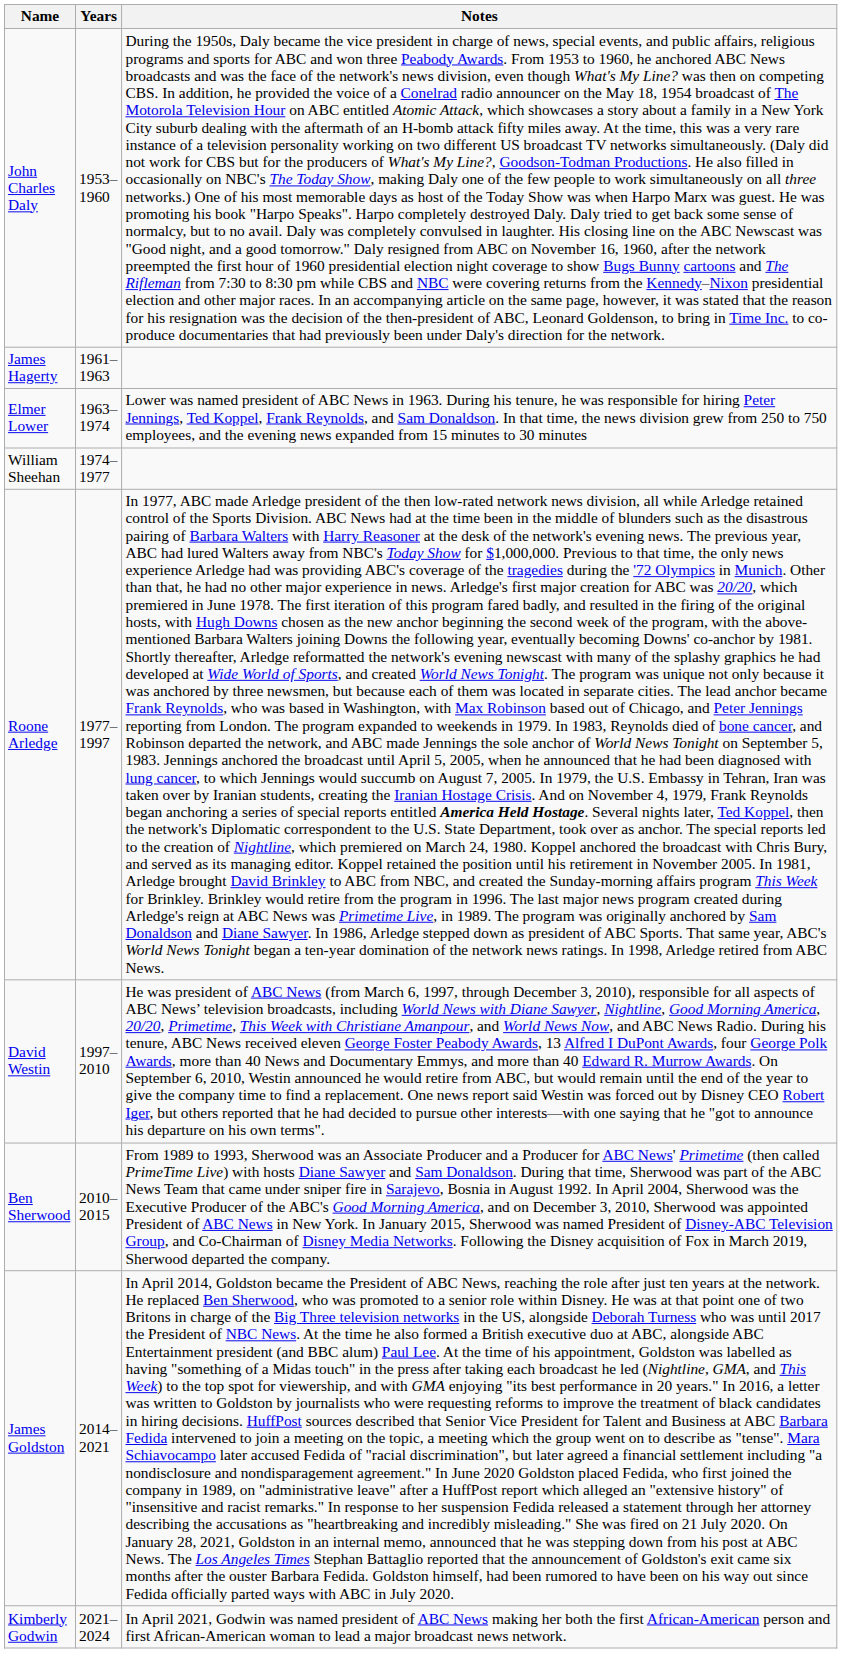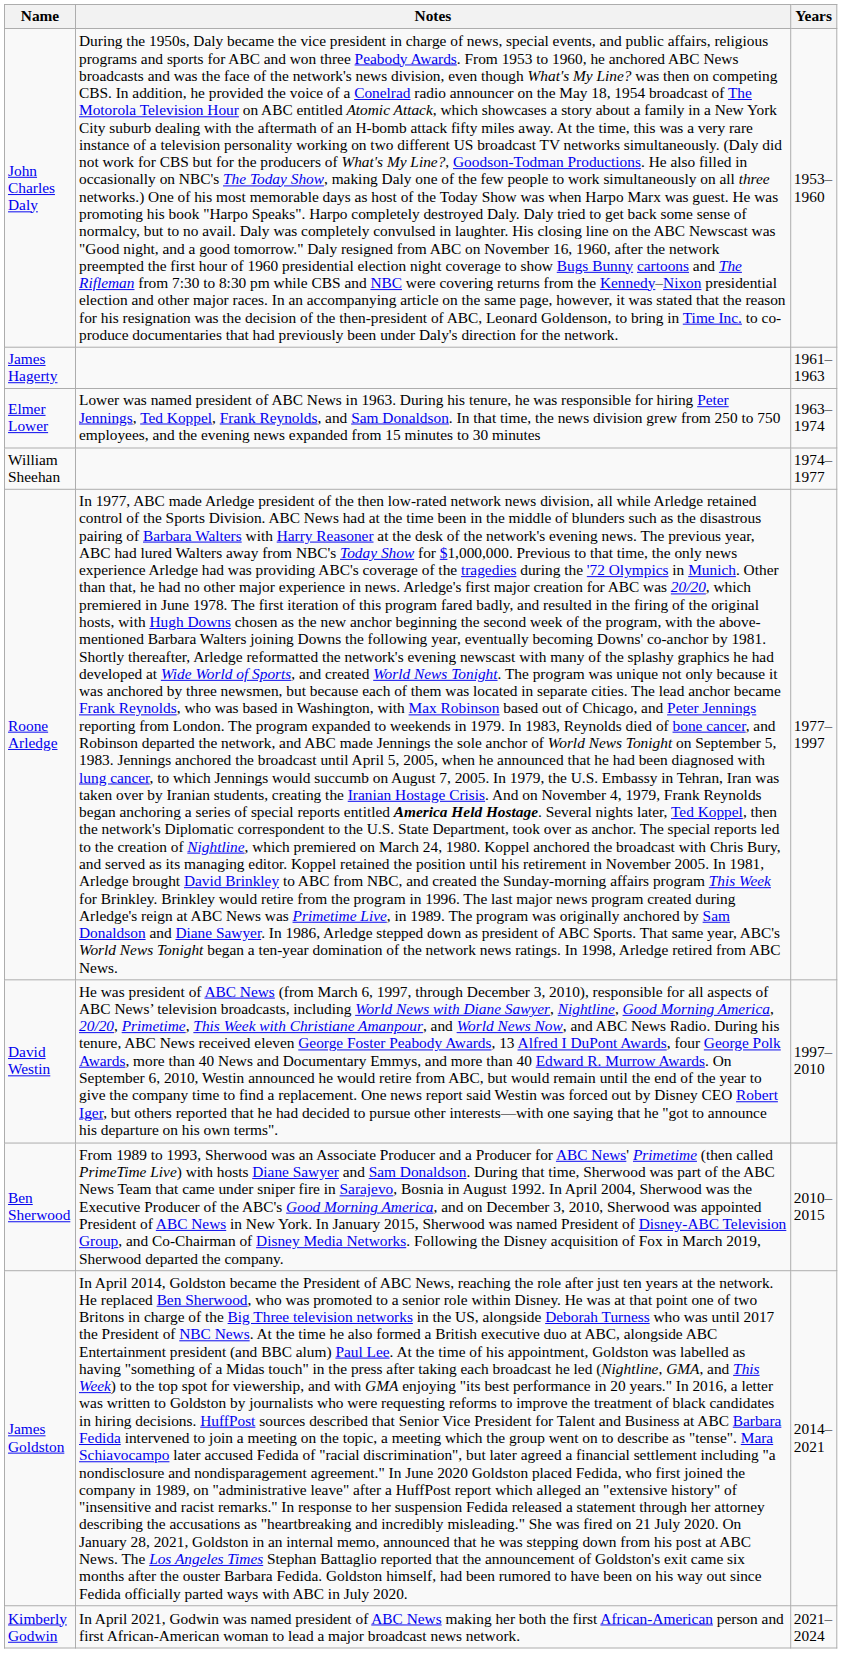columns swapped: (99, 16) <-> (479, 16)
